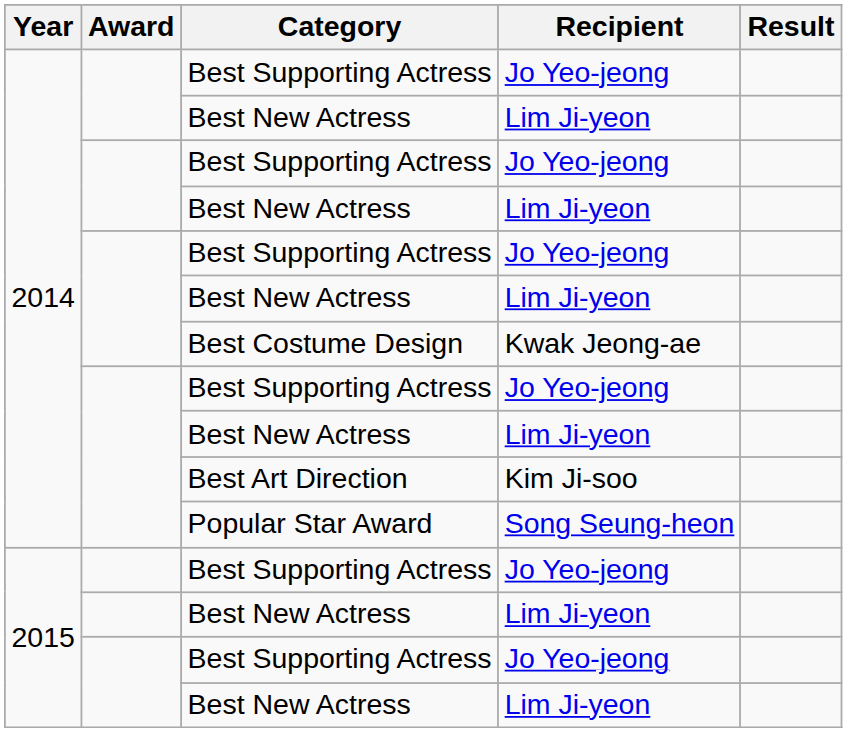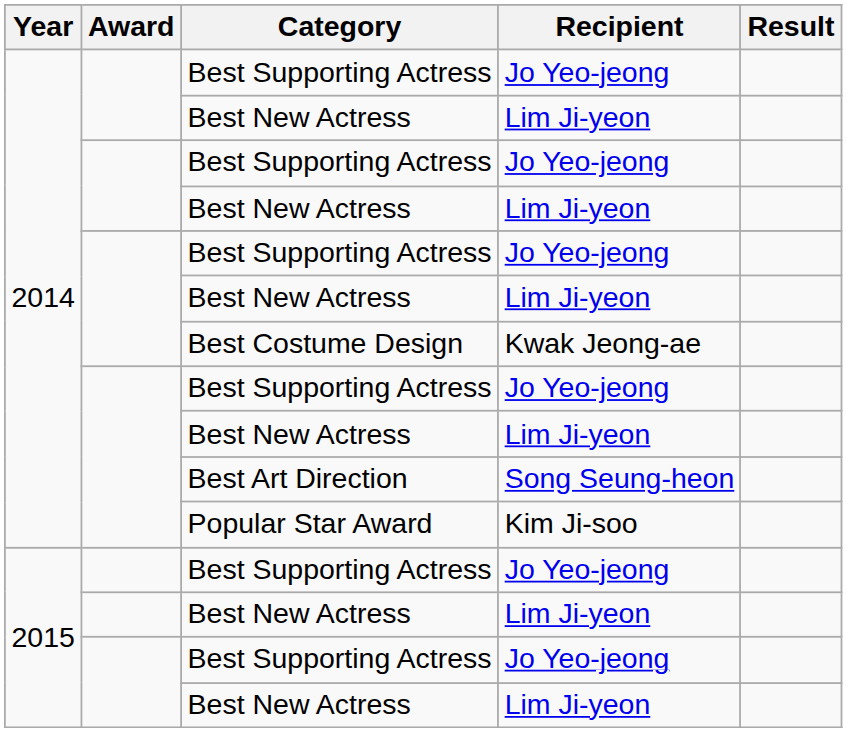(571, 478) Kim Ji-soo -> (619, 478) Song Seung-heon
(619, 523) Song Seung-heon -> (571, 523) Kim Ji-soo
